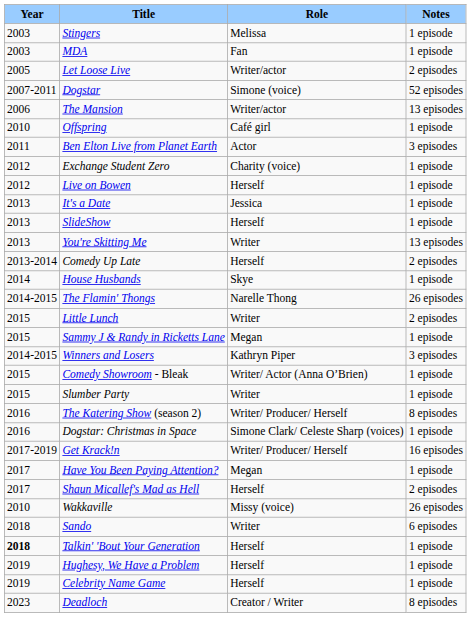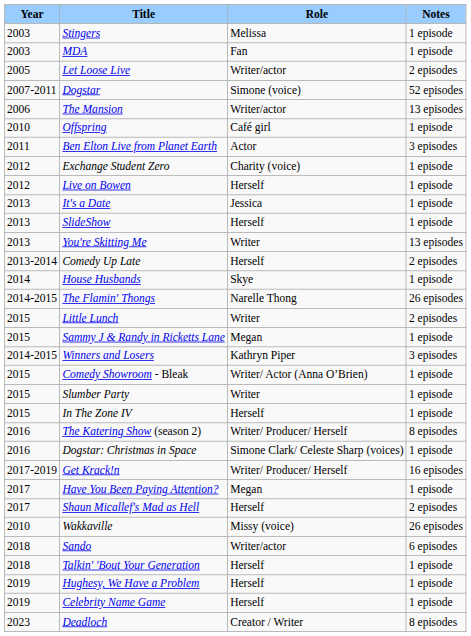+ row: (97, 413)
(245, 527) Writer -> (258, 546) Writer/actor
(19, 546) bold -> (19, 565) normal
